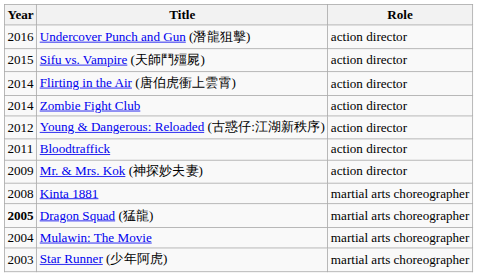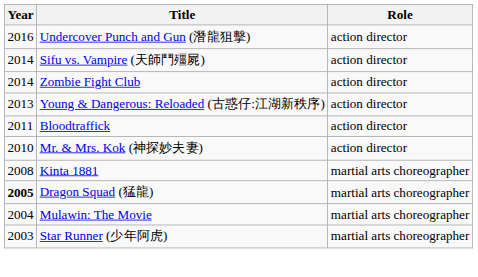(21, 60) 2015 -> (21, 60) 2014
- row: (138, 83)
(21, 127) 2012 -> (21, 104) 2013
(21, 171) 2009 -> (21, 148) 2010
